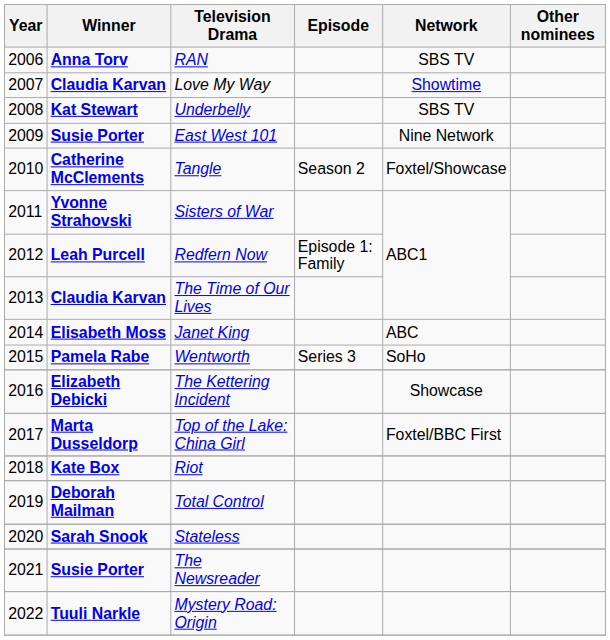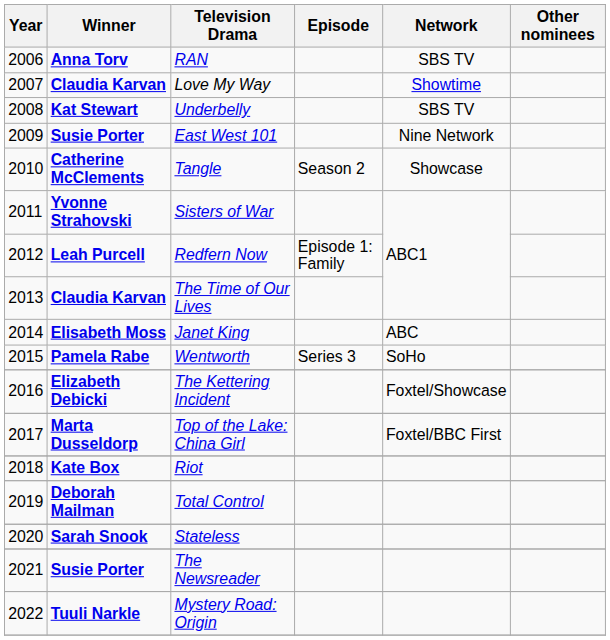(446, 169) Foxtel/Showcase -> (446, 169) Showcase
(446, 391) Showcase -> (446, 391) Foxtel/Showcase
